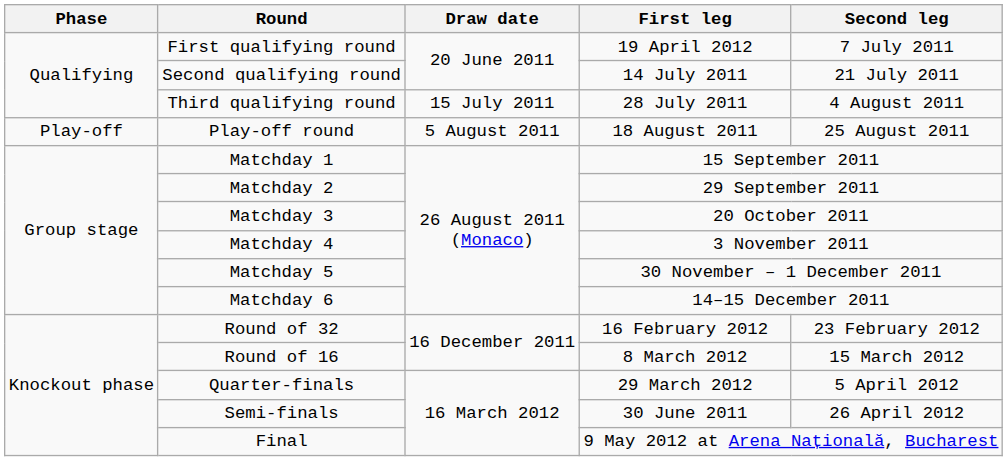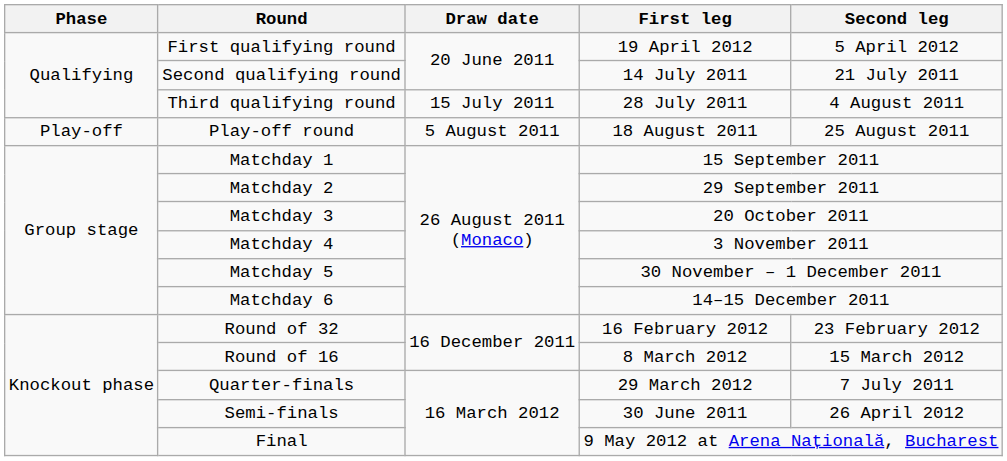(897, 47) 7 July 2011 -> (897, 47) 5 April 2012
(897, 385) 5 April 2012 -> (897, 385) 7 July 2011
